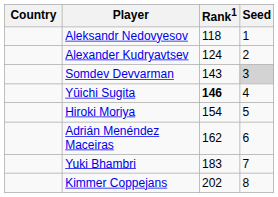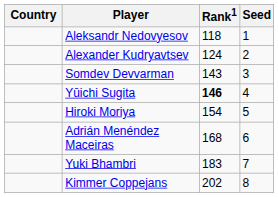(246, 74) lightgrey background -> (246, 74) no background
(212, 138) 162 -> (212, 138) 168
